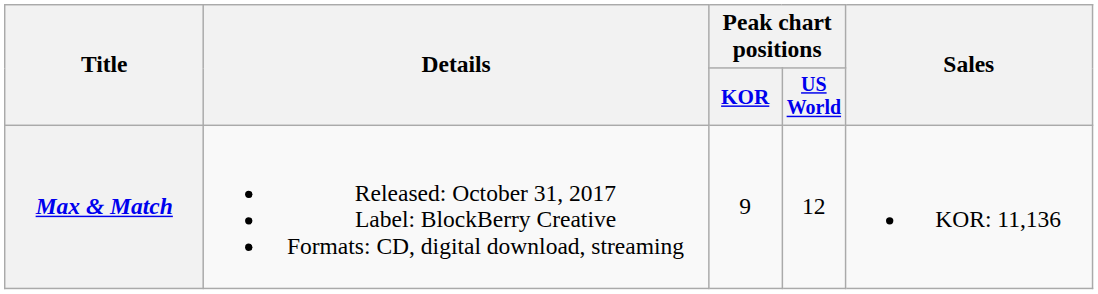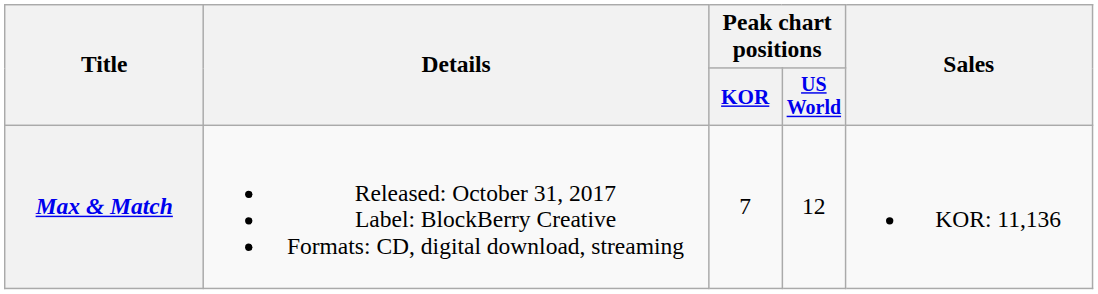(745, 206) 9 -> (745, 206) 7
